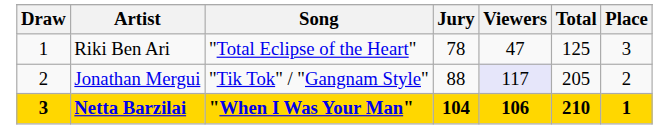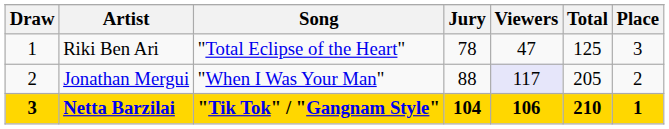(319, 78) "Tik Tok" / "Gangnam Style" -> (291, 78) "When I Was Your Man"
(311, 108) "When I Was Your Man" -> (319, 108) "Tik Tok" / "Gangnam Style"
